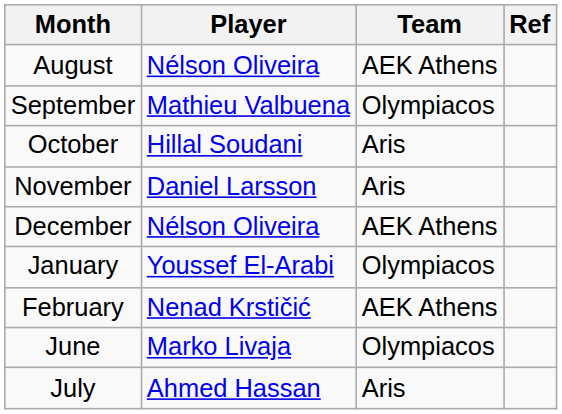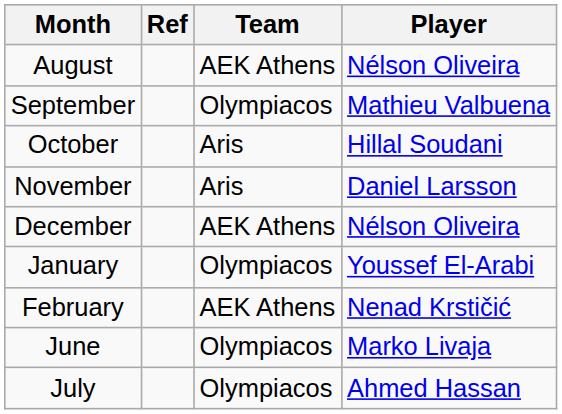columns swapped: (248, 24) <-> (530, 24)
(384, 387) Aris -> (266, 387) Olympiacos
